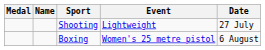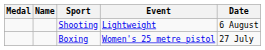(236, 25) 27 July -> (239, 25) 6 August
(239, 38) 6 August -> (236, 38) 27 July
